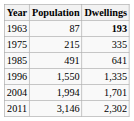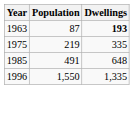(72, 44) 215 -> (72, 44) 219
(119, 60) 641 -> (119, 60) 648
- row: (17, 92)
- row: (17, 108)
